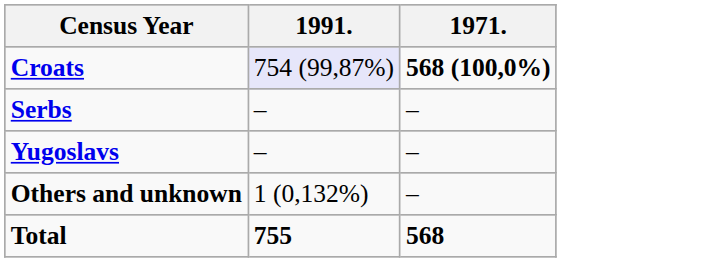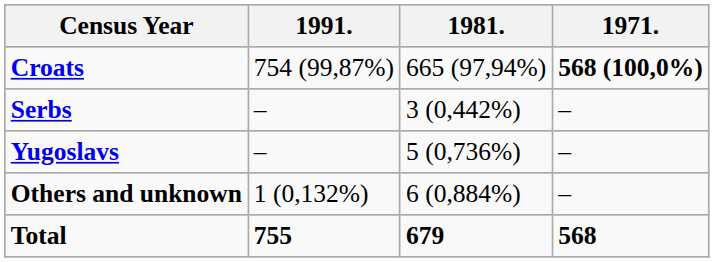+ column: (476, 25)
(324, 67) lavender background -> (324, 67) no background
